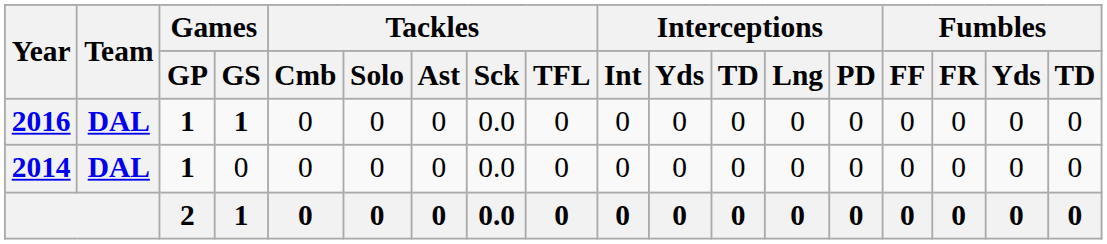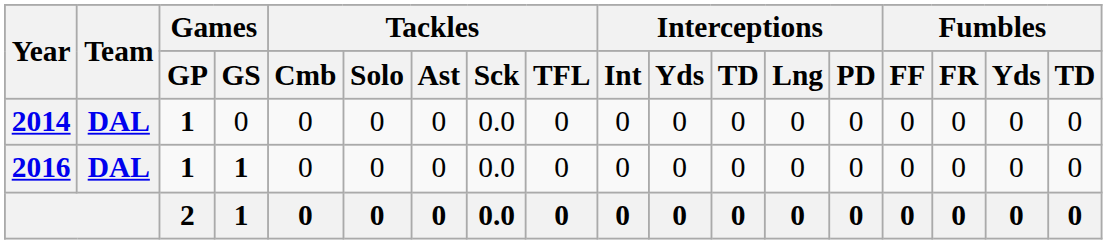rows swapped: (41, 167) <-> (41, 121)
